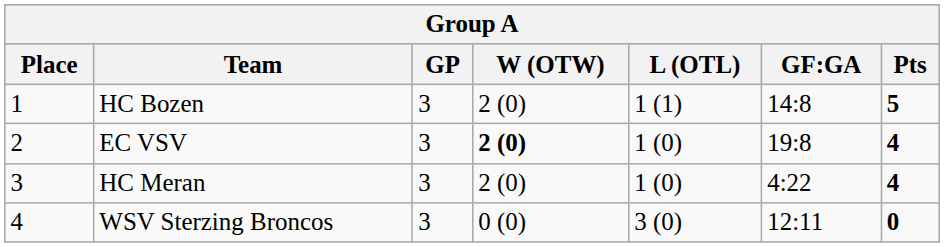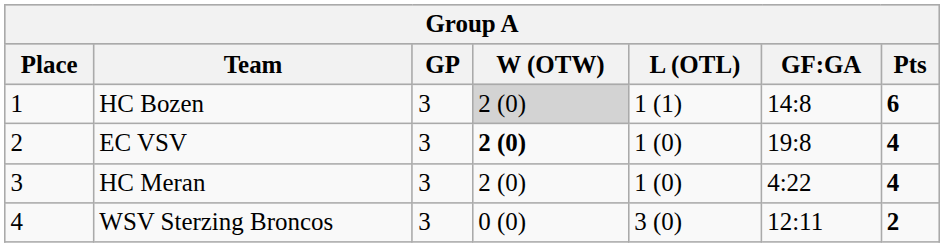(502, 103) no background -> (502, 103) lightgrey background
(893, 103) 5 -> (893, 103) 6
(893, 222) 0 -> (893, 222) 2
